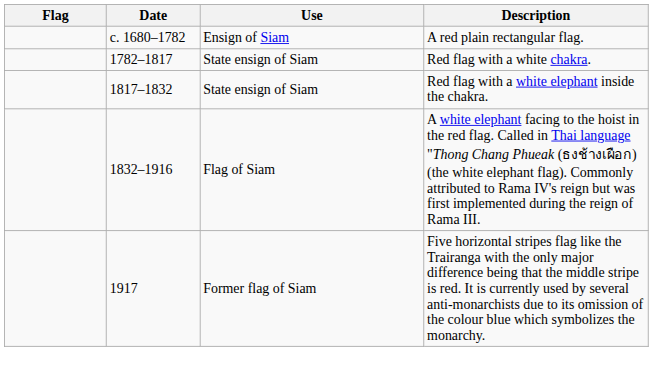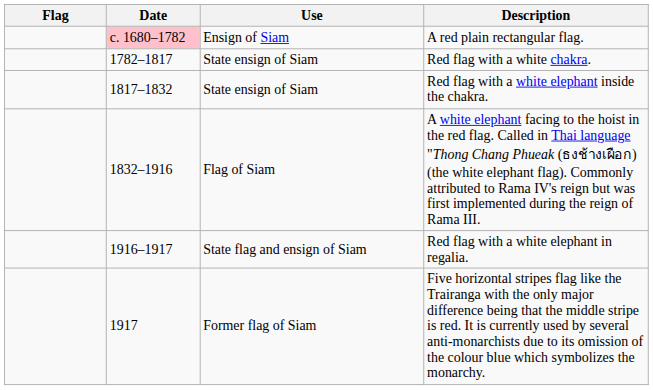(148, 37) no background -> (148, 37) pink background
+ row: (519, 249)
